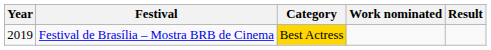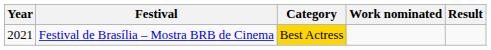(20, 34) 2019 -> (20, 34) 2021
